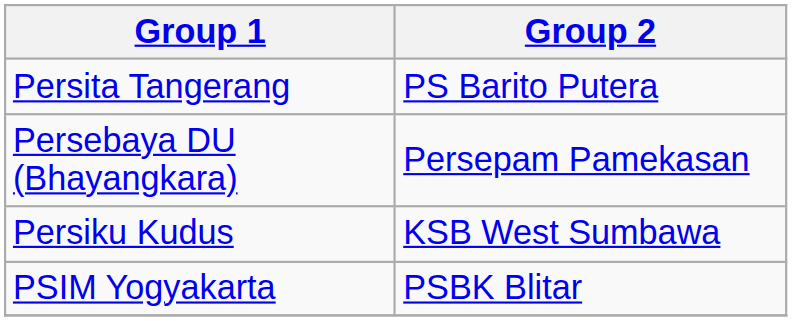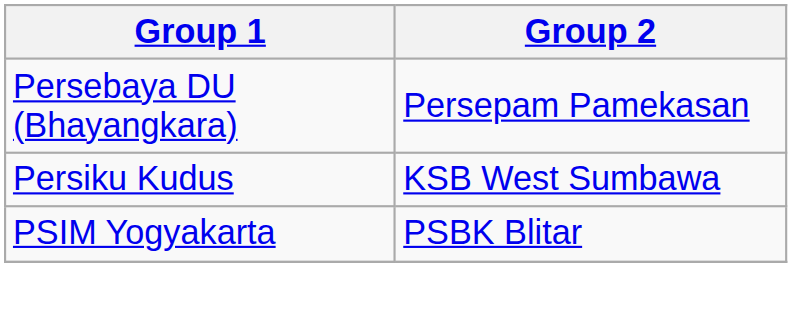- row: (152, 85)
